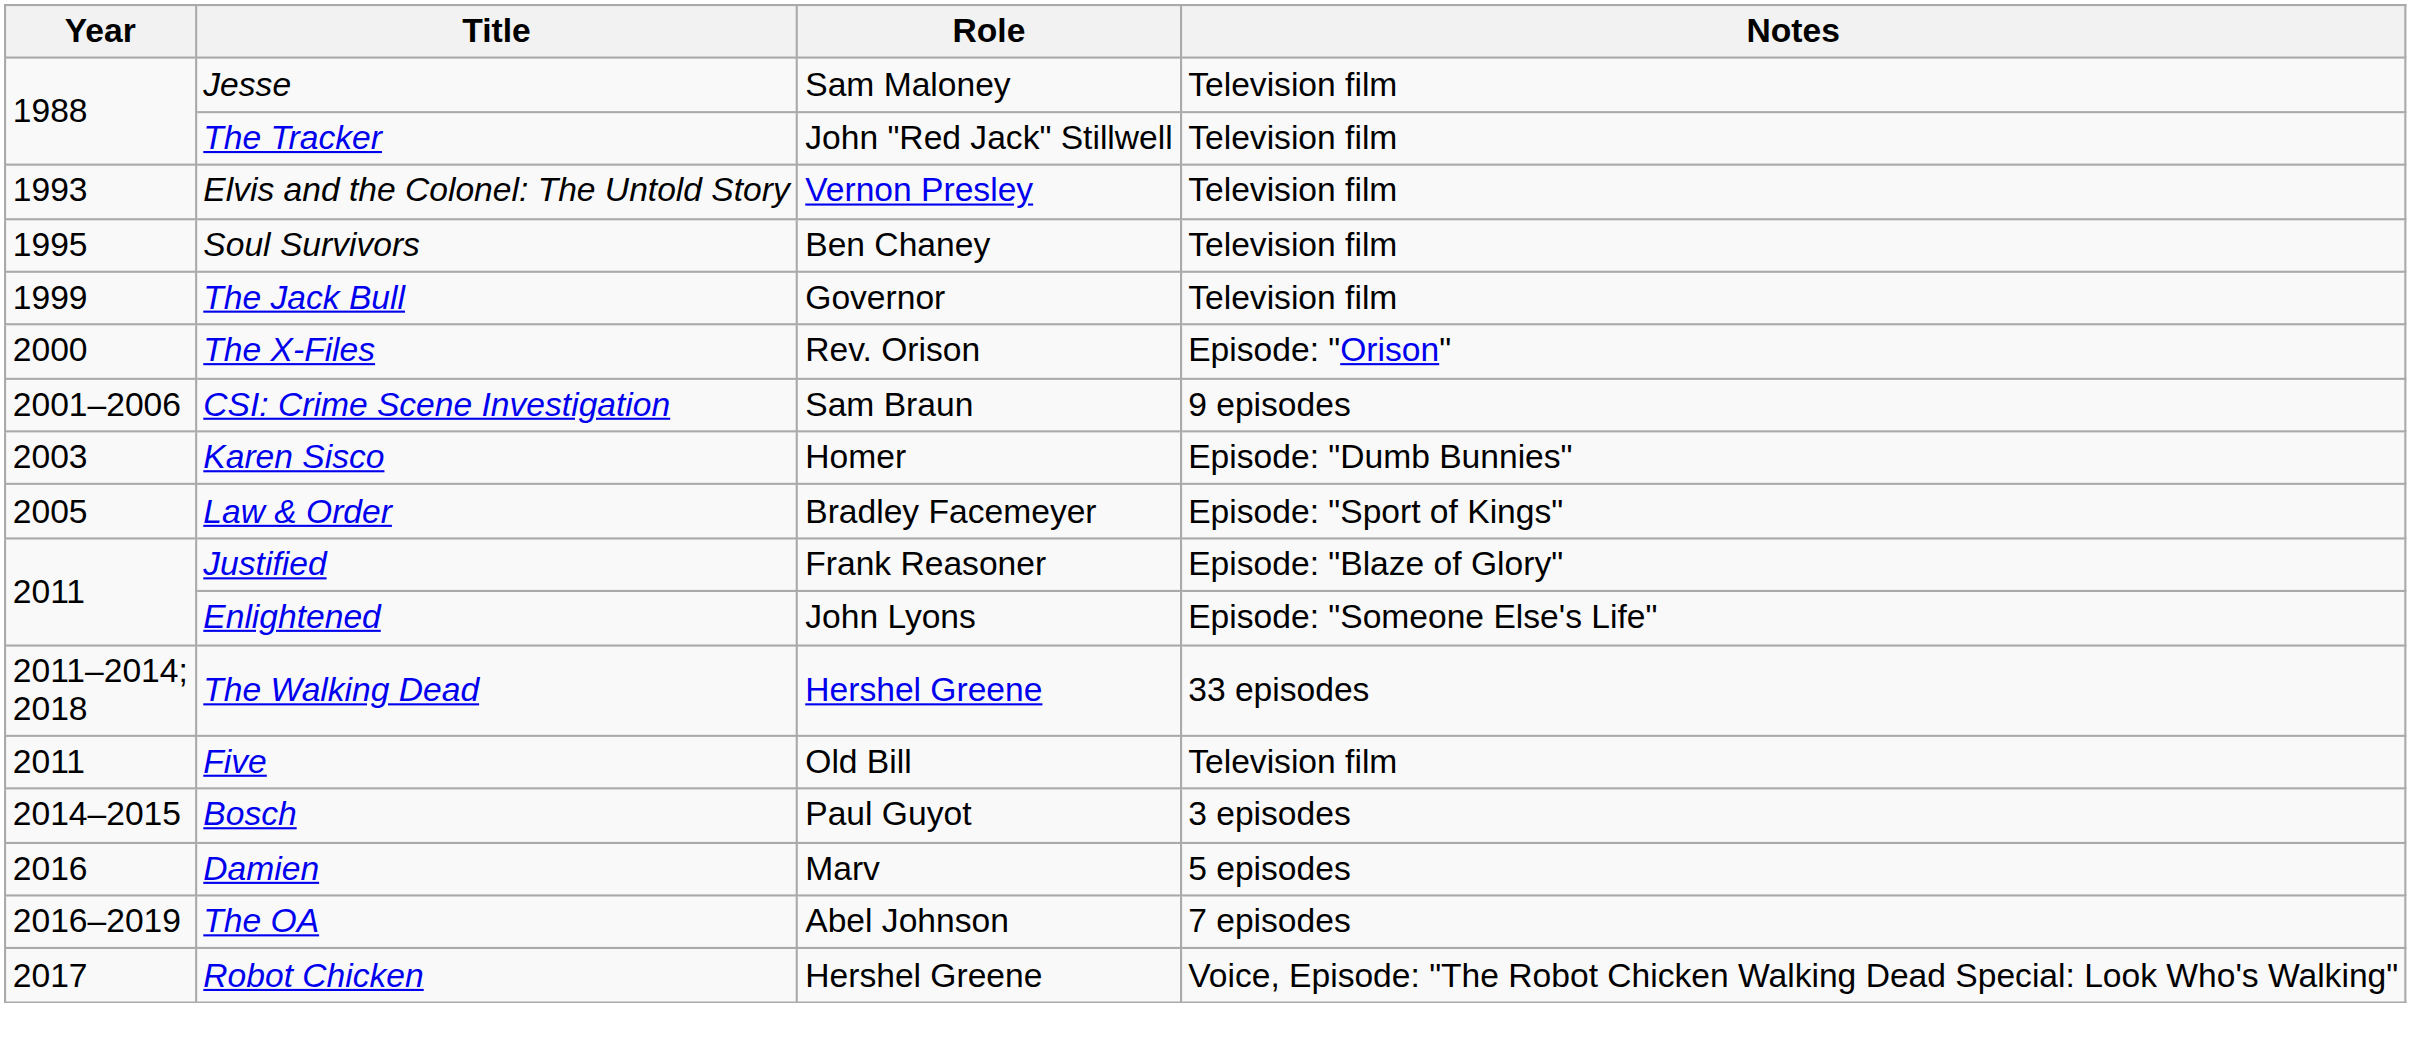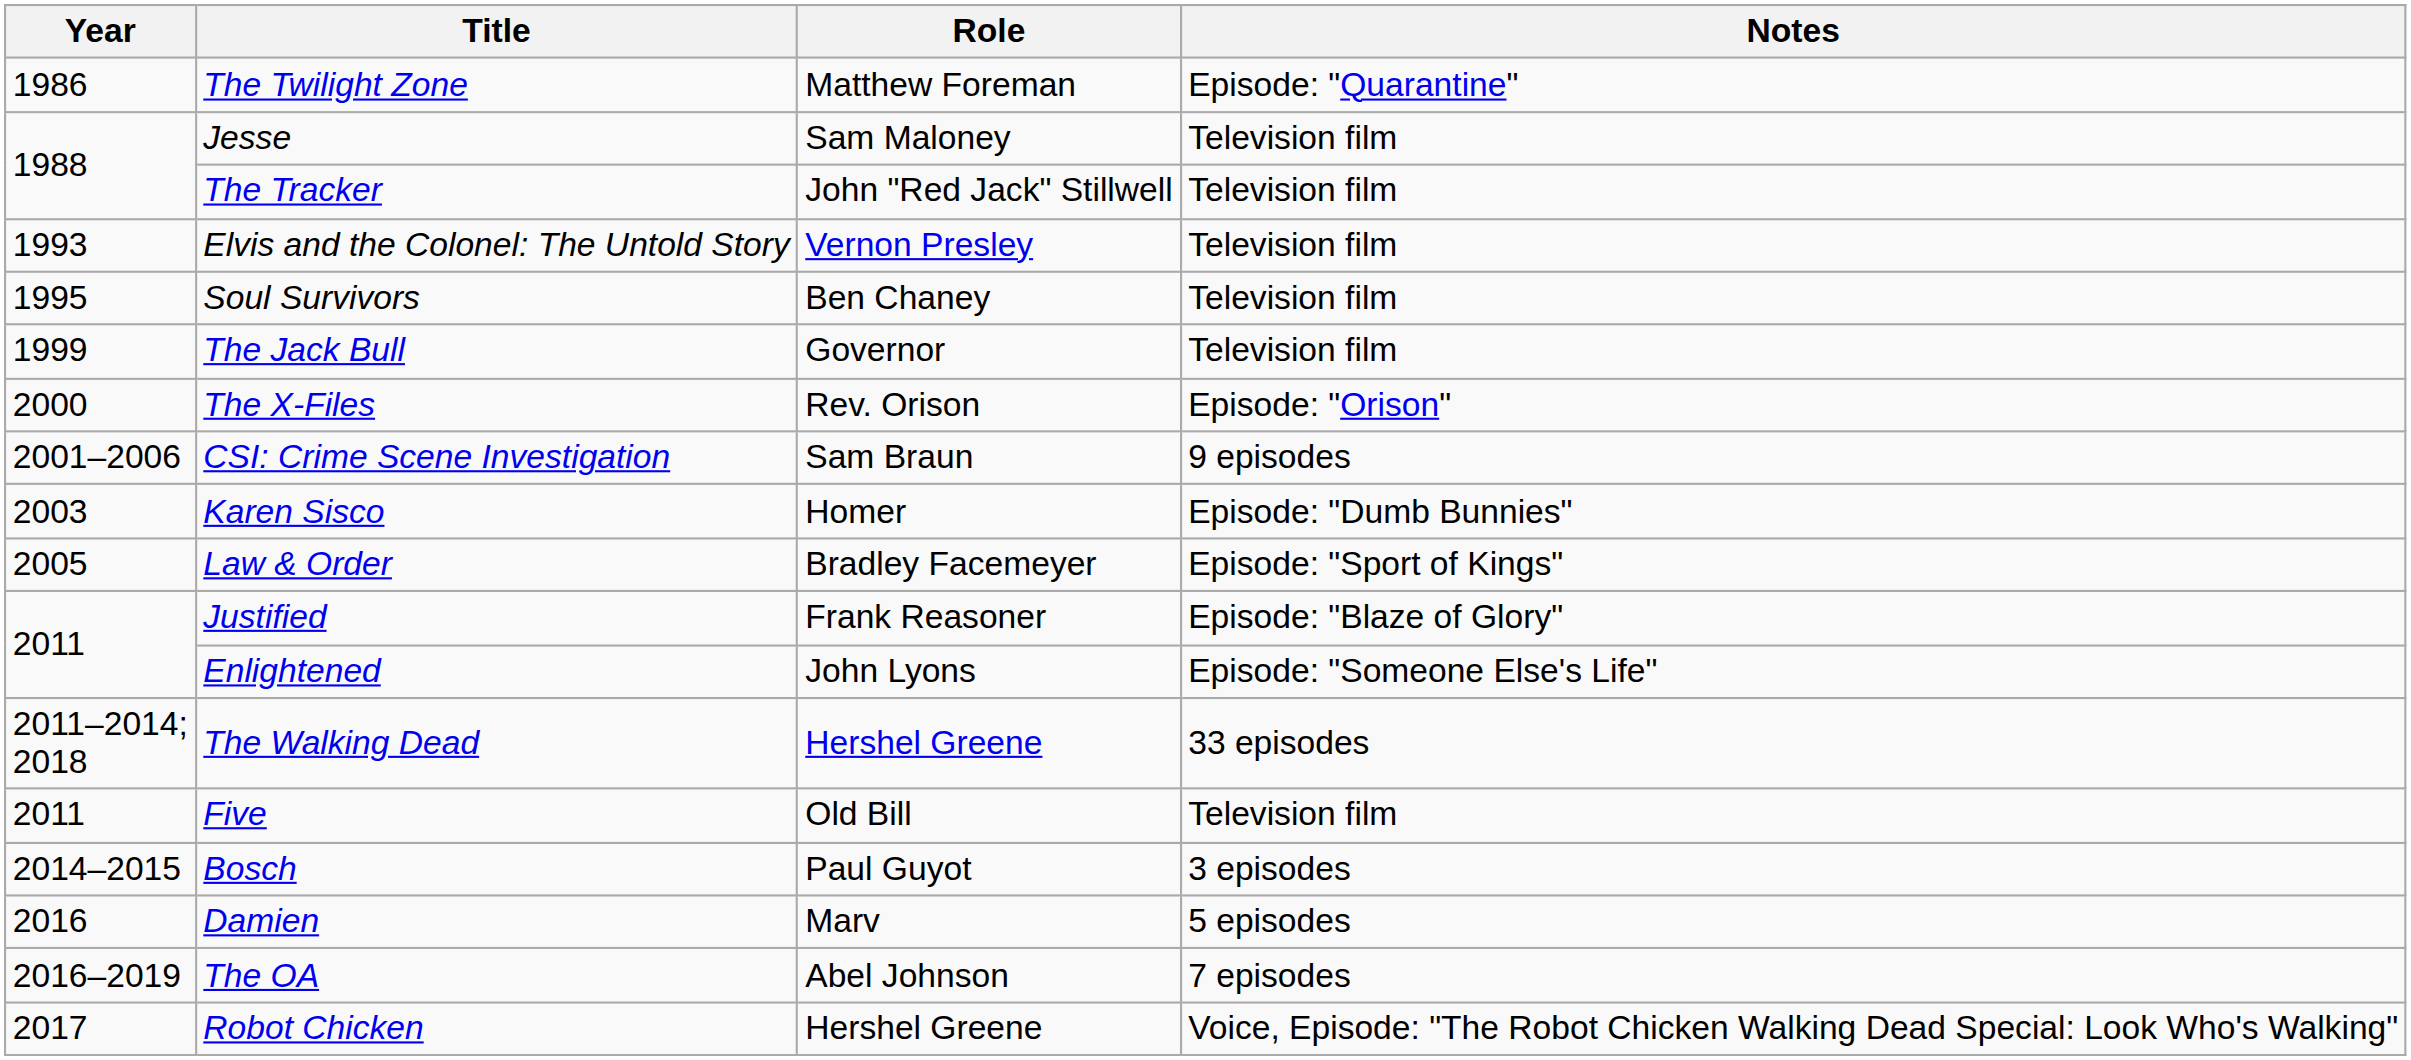+ row: (336, 84)
